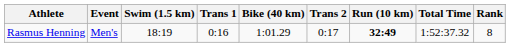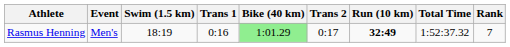(273, 33) no background -> (273, 33) lightgreen background
(490, 33) 8 -> (490, 33) 7
